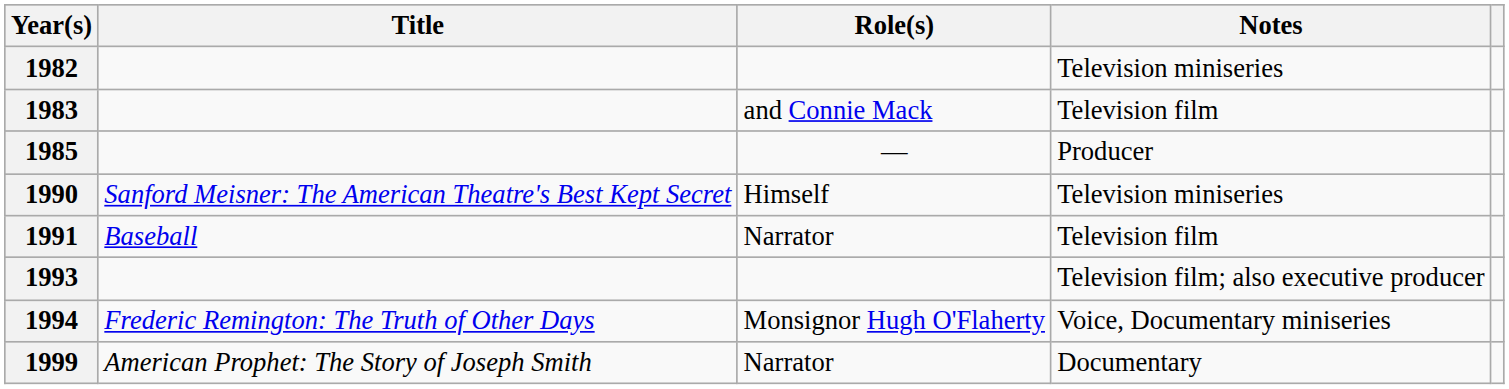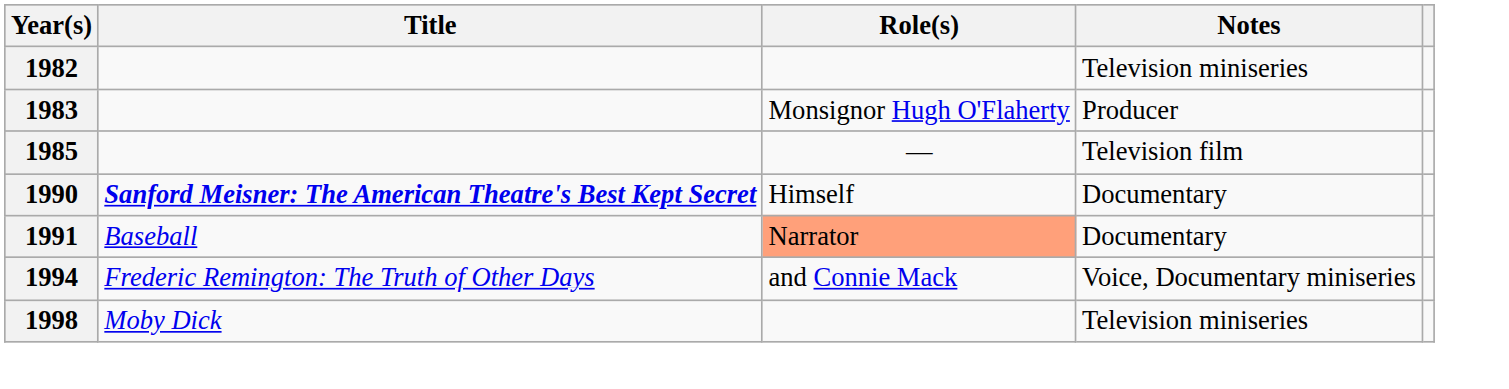(838, 109) and Connie Mack -> (919, 109) Monsignor Hugh O'Flaherty
(1138, 109) Television film -> (1130, 109) Producer
(1105, 151) Producer -> (1163, 151) Television film
(418, 194) normal -> (430, 194) bold
(1170, 194) Television miniseries -> (1154, 194) Documentary
(789, 236) no background -> (813, 236) lightsalmon background
(1138, 236) Television film -> (1154, 236) Documentary
- row: (52, 278)
(894, 320) Monsignor Hugh O'Flaherty -> (863, 278) and Connie Mack
+ row: (52, 320)
- row: (52, 362)
